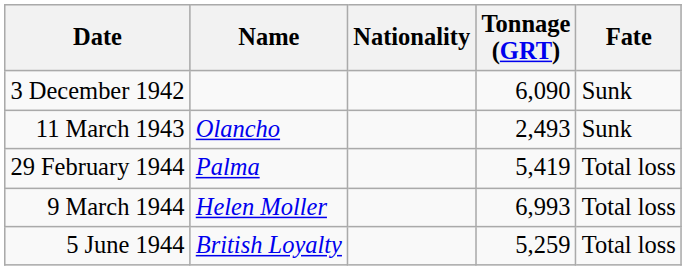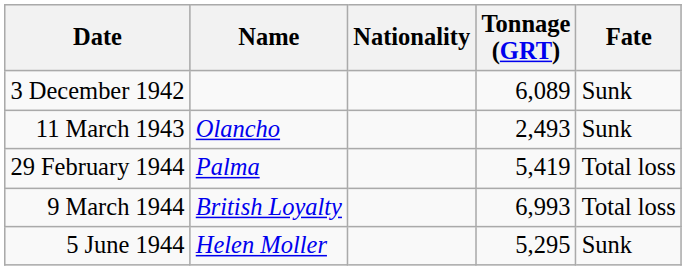(543, 90) 6,090 -> (543, 90) 6,089
(261, 206) Helen Moller -> (269, 206) British Loyalty
(269, 245) British Loyalty -> (261, 245) Helen Moller
(543, 245) 5,259 -> (543, 245) 5,295
(629, 245) Total loss -> (607, 245) Sunk
